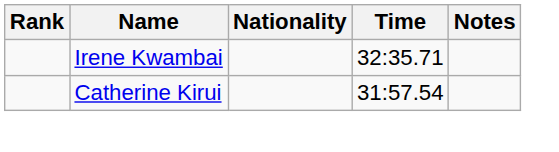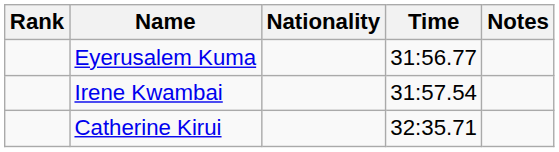+ row: (165, 57)
(400, 57) 32:35.71 -> (434, 92) 31:57.54
(400, 92) 31:57.54 -> (434, 127) 32:35.71
